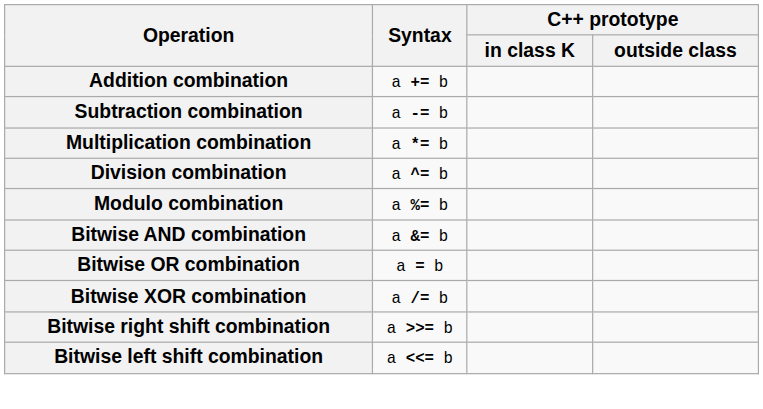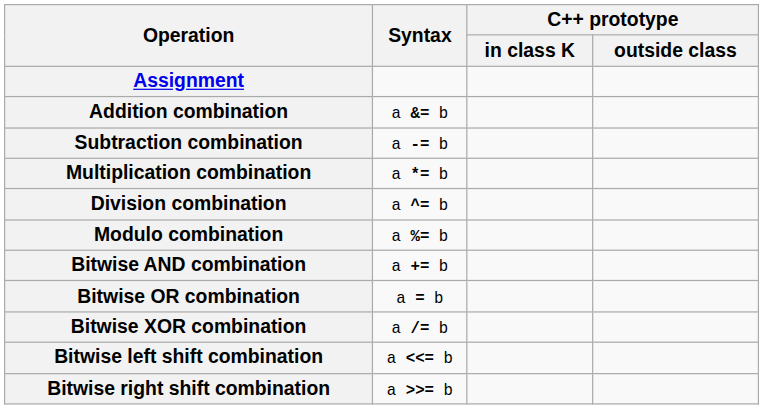+ row: (189, 81)
(420, 83) a += b -> (420, 114) a &= b
(420, 237) a &= b -> (420, 267) a += b
rows swapped: (189, 357) <-> (189, 326)
